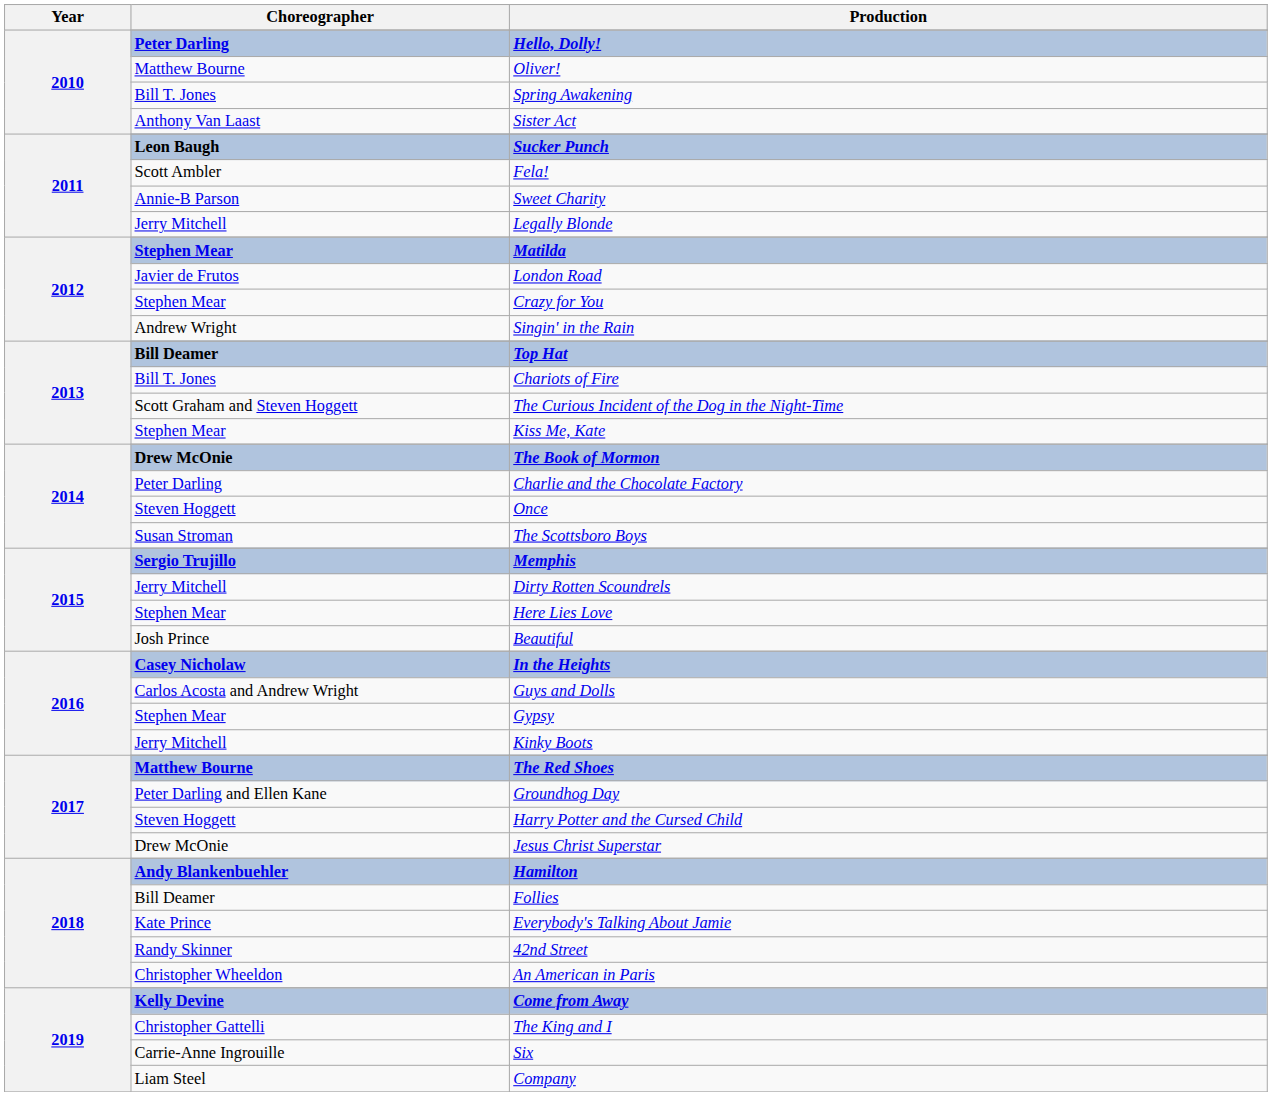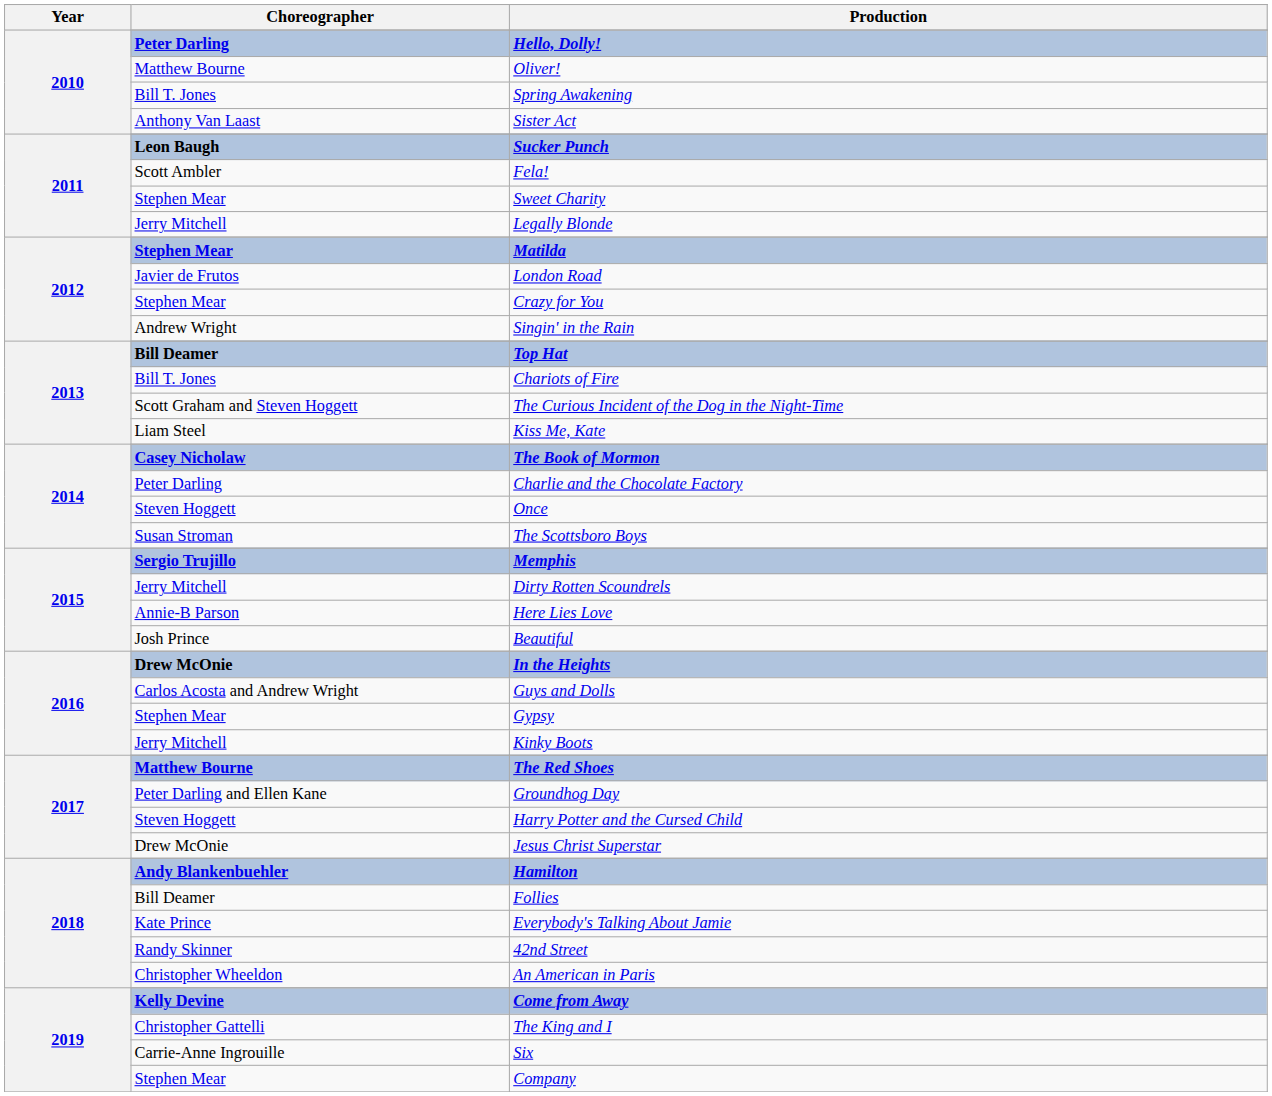(187, 198) Annie-B Parson -> (180, 198) Stephen Mear
(180, 431) Stephen Mear -> (170, 431) Liam Steel
(184, 457) Drew McOnie -> (190, 457) Casey Nicholaw
(180, 612) Stephen Mear -> (187, 612) Annie-B Parson
(190, 664) Casey Nicholaw -> (184, 664) Drew McOnie
(170, 1078) Liam Steel -> (180, 1078) Stephen Mear
